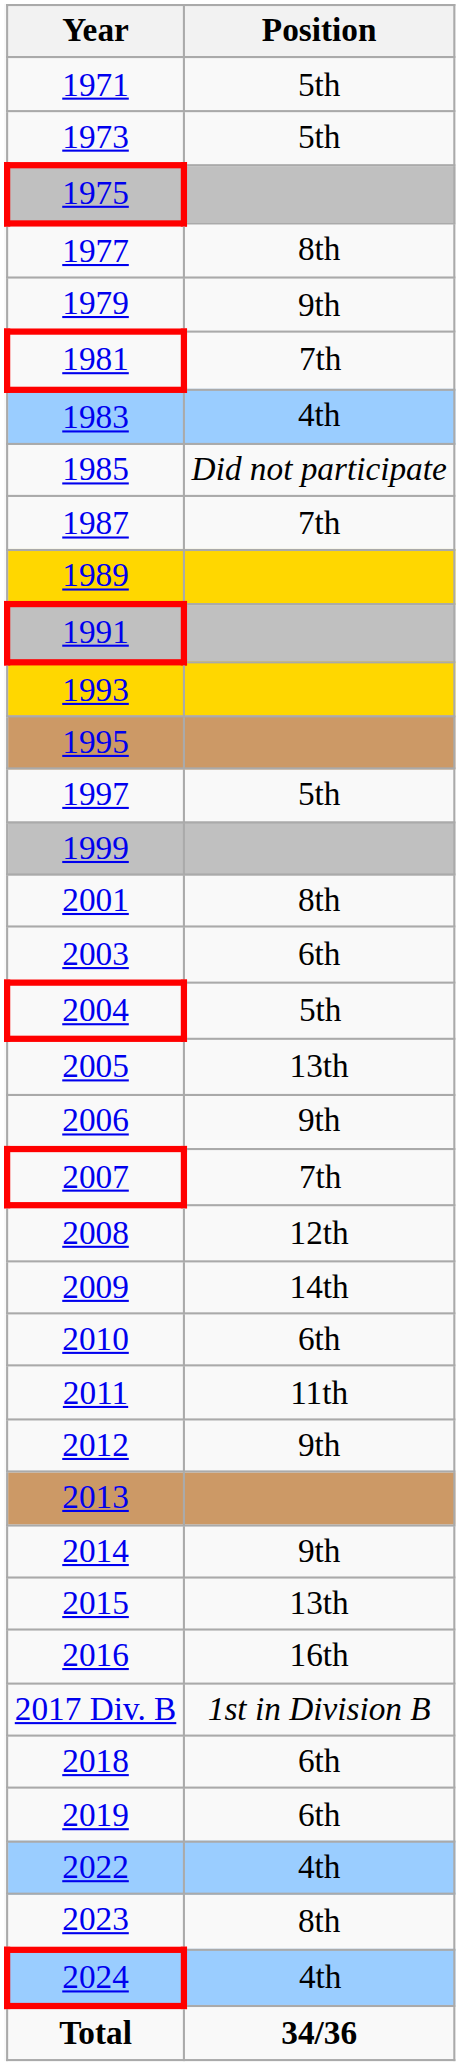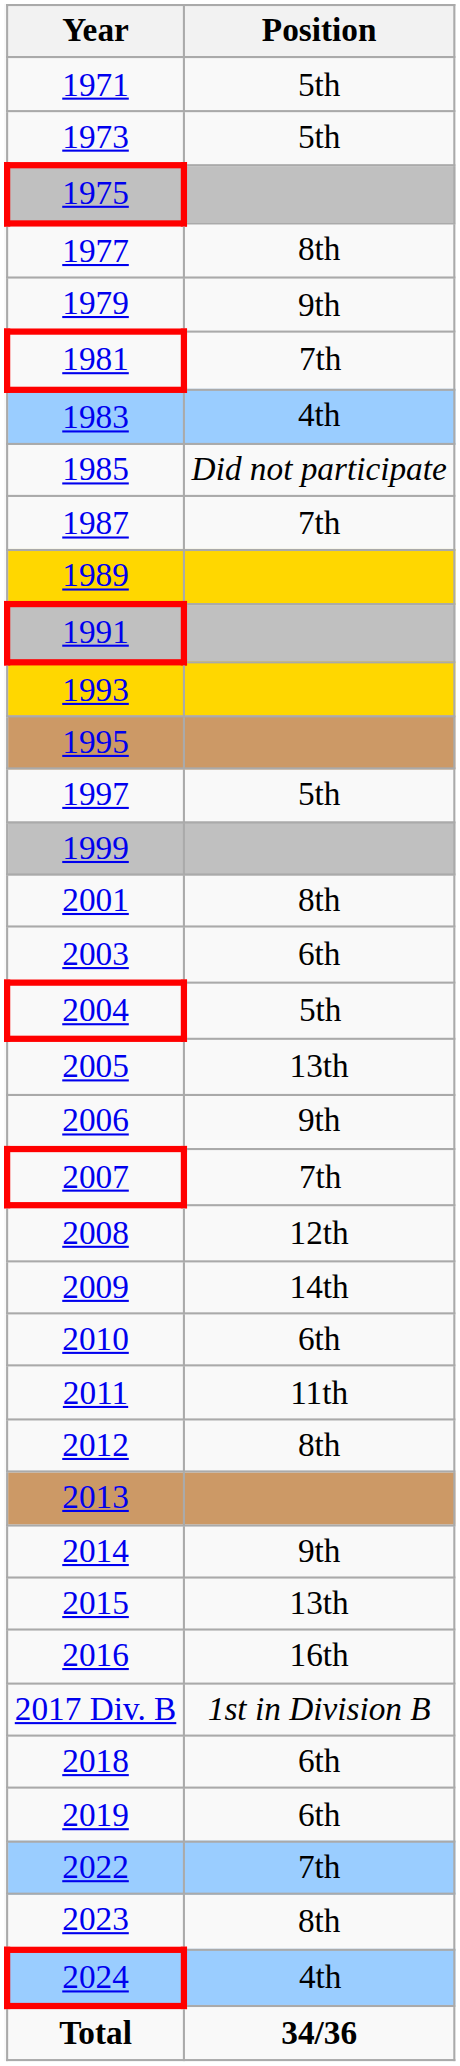(319, 1444) 9th -> (319, 1444) 8th
(319, 1867) 4th -> (319, 1867) 7th
